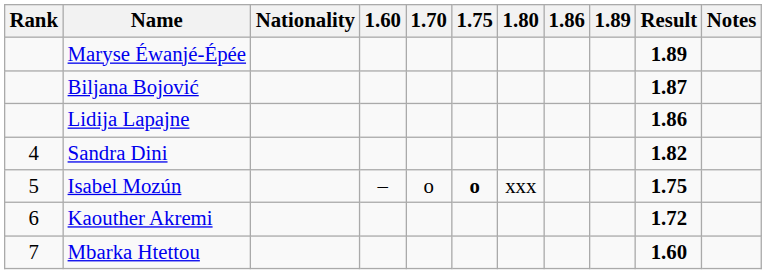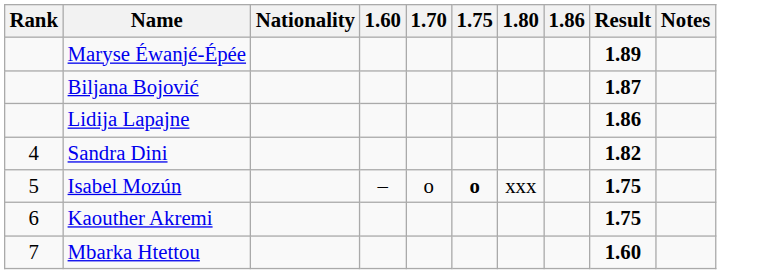- column: (613, 20)
(669, 218) 1.72 -> (623, 218) 1.75
